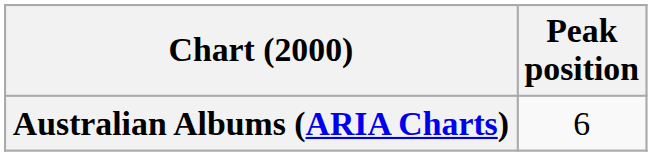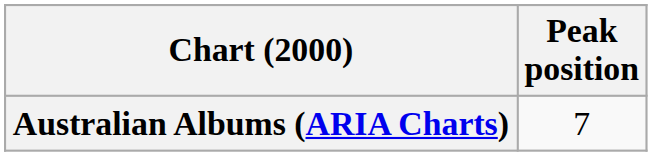(582, 122) 6 -> (582, 122) 7
